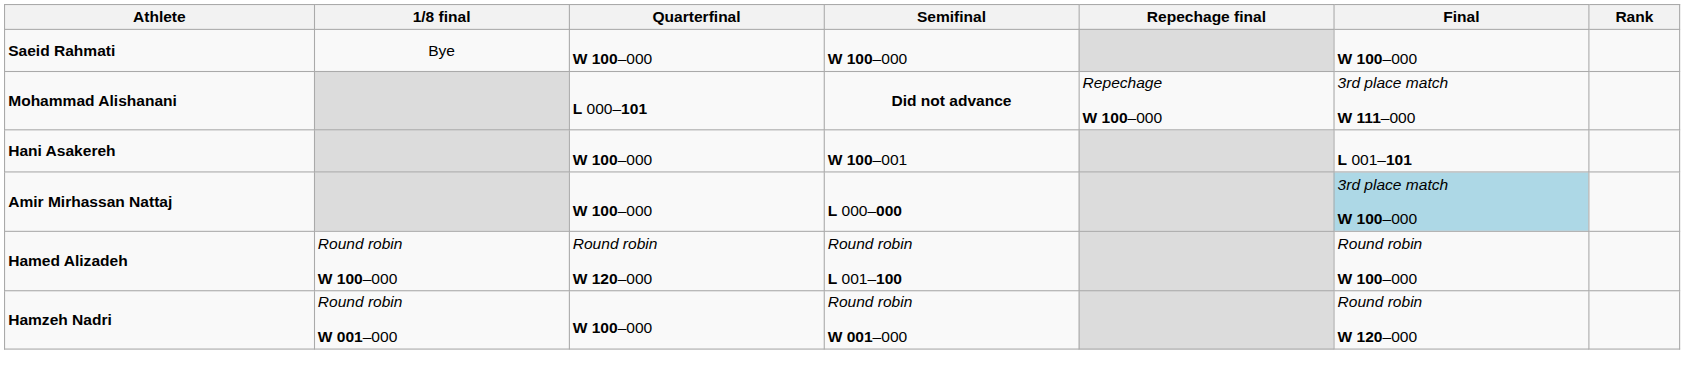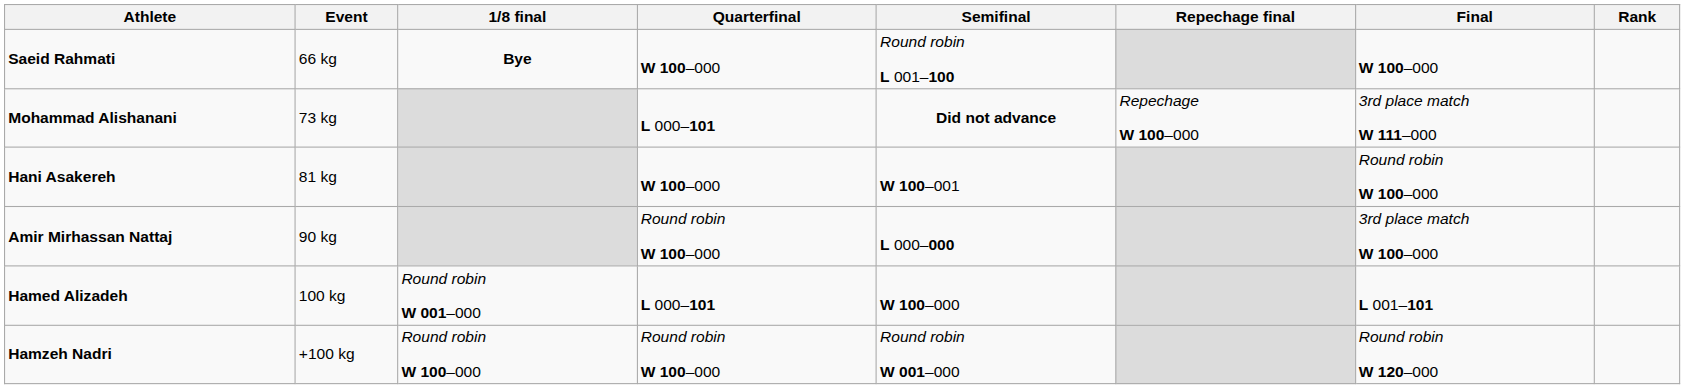+ column: (346, 17)
(442, 50) normal -> (517, 59) bold
(867, 59) W 100–000 -> (922, 59) Round robin L 001–100
(1375, 160) L 001–101 -> (1401, 177) Round robin W 100–000
(612, 211) W 100–000 -> (683, 236) Round robin W 100–000
(1393, 202) lightblue background -> (1414, 236) no background
(360, 261) Round robin W 100–000 -> (444, 296) Round robin W 001–000
(615, 261) Round robin W 120–000 -> (678, 304) L 000–101
(870, 261) Round robin L 001–100 -> (920, 304) W 100–000
(1380, 261) Round robin W 100–000 -> (1396, 304) L 001–101
(360, 320) Round robin W 001–000 -> (444, 355) Round robin W 100–000
(612, 329) W 100–000 -> (683, 355) Round robin W 100–000
